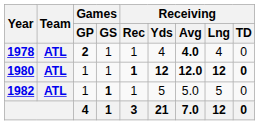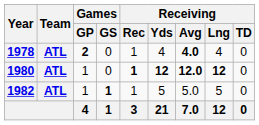(108, 52) 1 -> (108, 52) 0
(108, 71) 1 -> (108, 71) 0
(244, 71) bold -> (244, 71) normal
